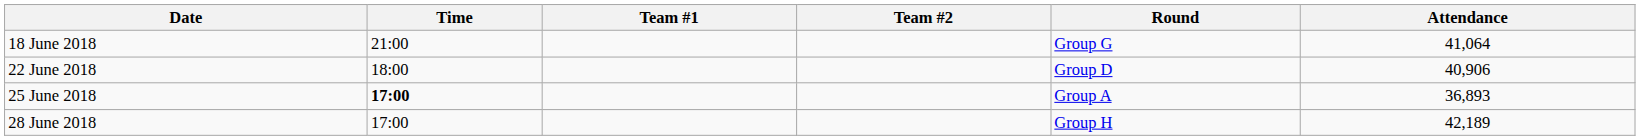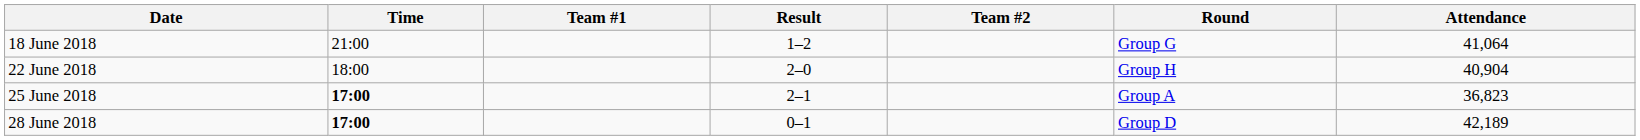+ column: (799, 17)
(1083, 69) Group D -> (1147, 69) Group H
(1468, 69) 40,906 -> (1486, 69) 40,904
(1468, 95) 36,893 -> (1486, 95) 36,823
(390, 122) normal -> (351, 122) bold
(1083, 122) Group H -> (1147, 122) Group D
